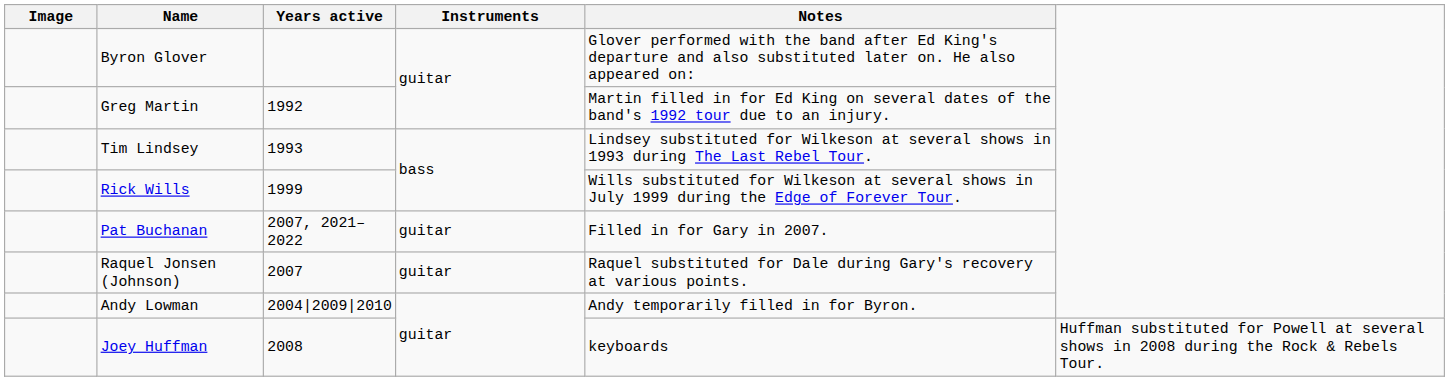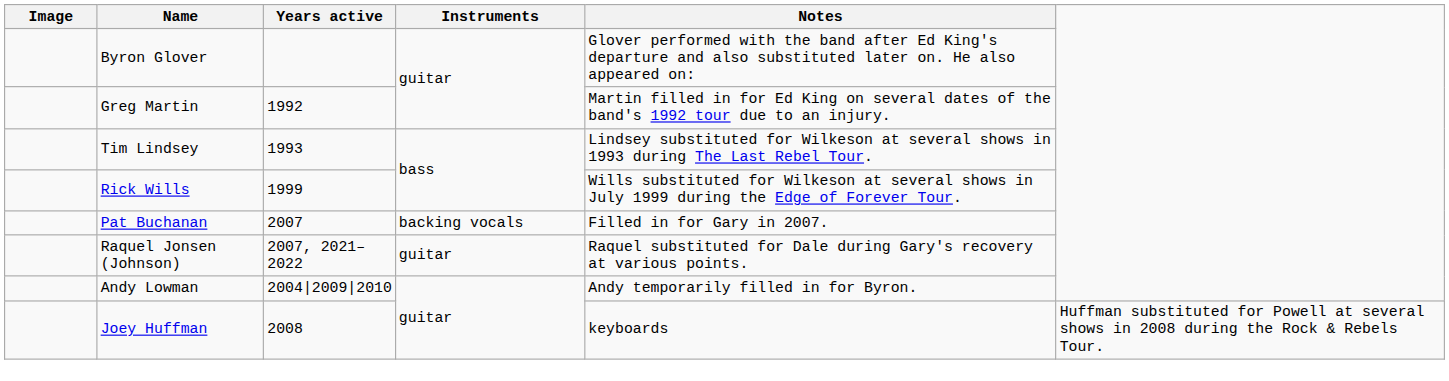(316, 231) 2007, 2021–2022 -> (285, 223) 2007
(426, 231) guitar -> (461, 223) backing vocals
(285, 273) 2007 -> (316, 256) 2007, 2021–2022
